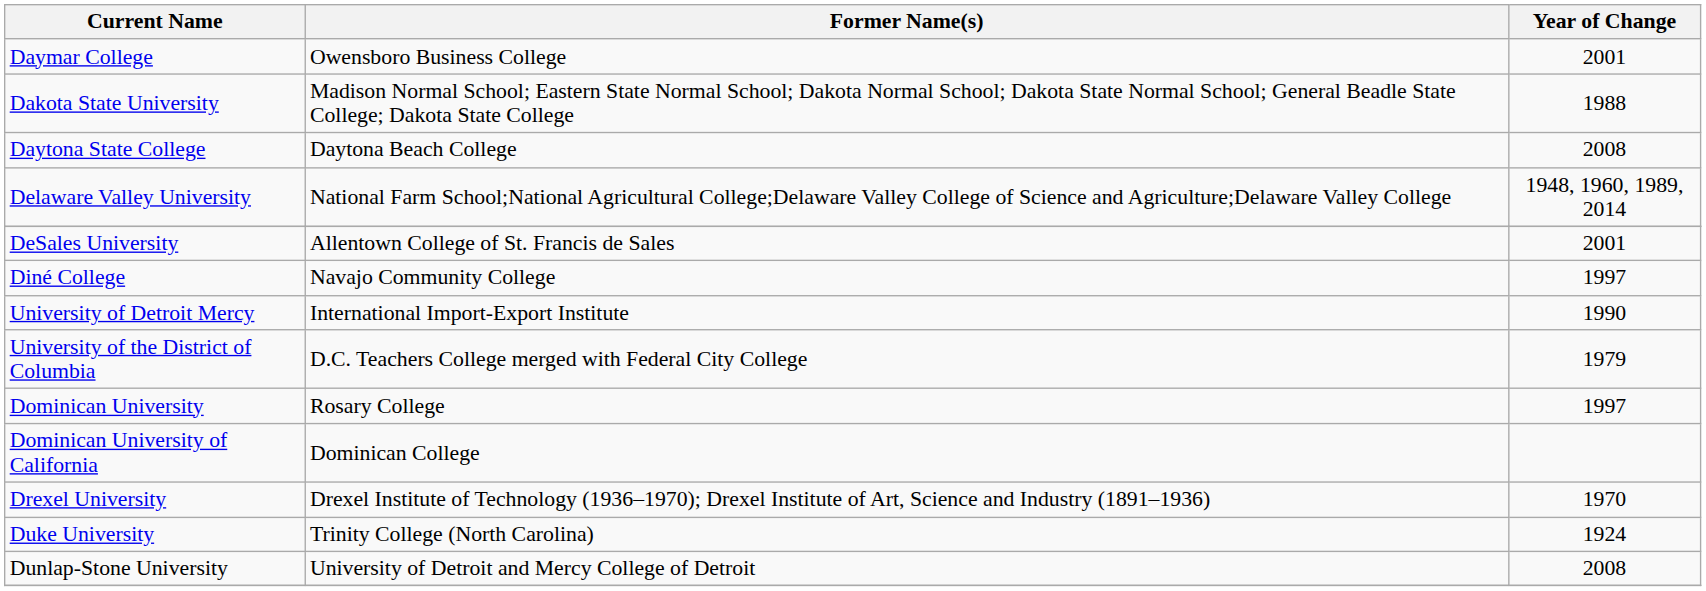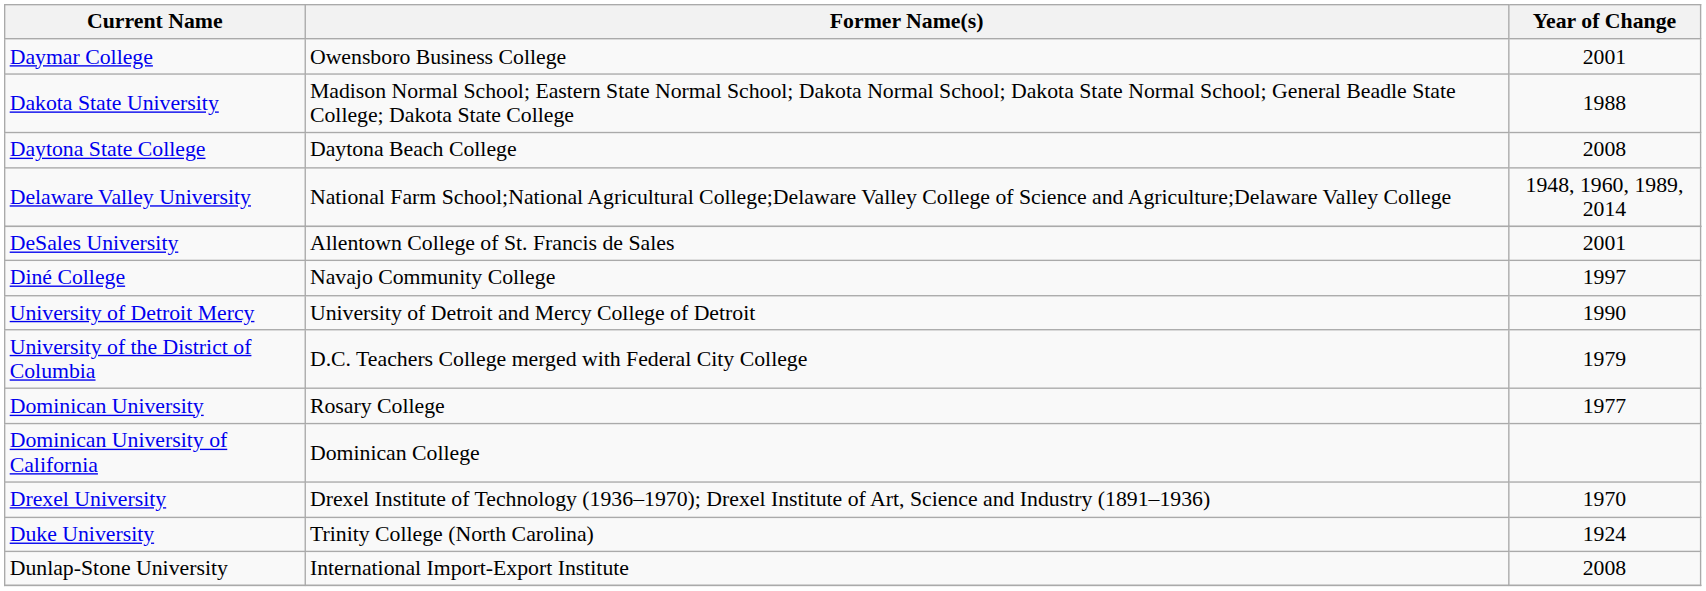(469, 312) International Import-Export Institute -> (533, 312) University of Detroit and Mercy College of Detroit
(1604, 405) 1997 -> (1604, 405) 1977
(533, 568) University of Detroit and Mercy College of Detroit -> (469, 568) International Import-Export Institute
